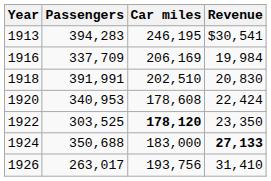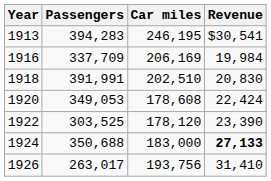(97, 101) 340,953 -> (97, 101) 349,053
(174, 122) bold -> (174, 122) normal
(239, 122) 23,350 -> (239, 122) 23,390
